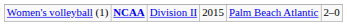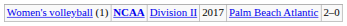(213, 13) 2015 -> (213, 13) 2017
